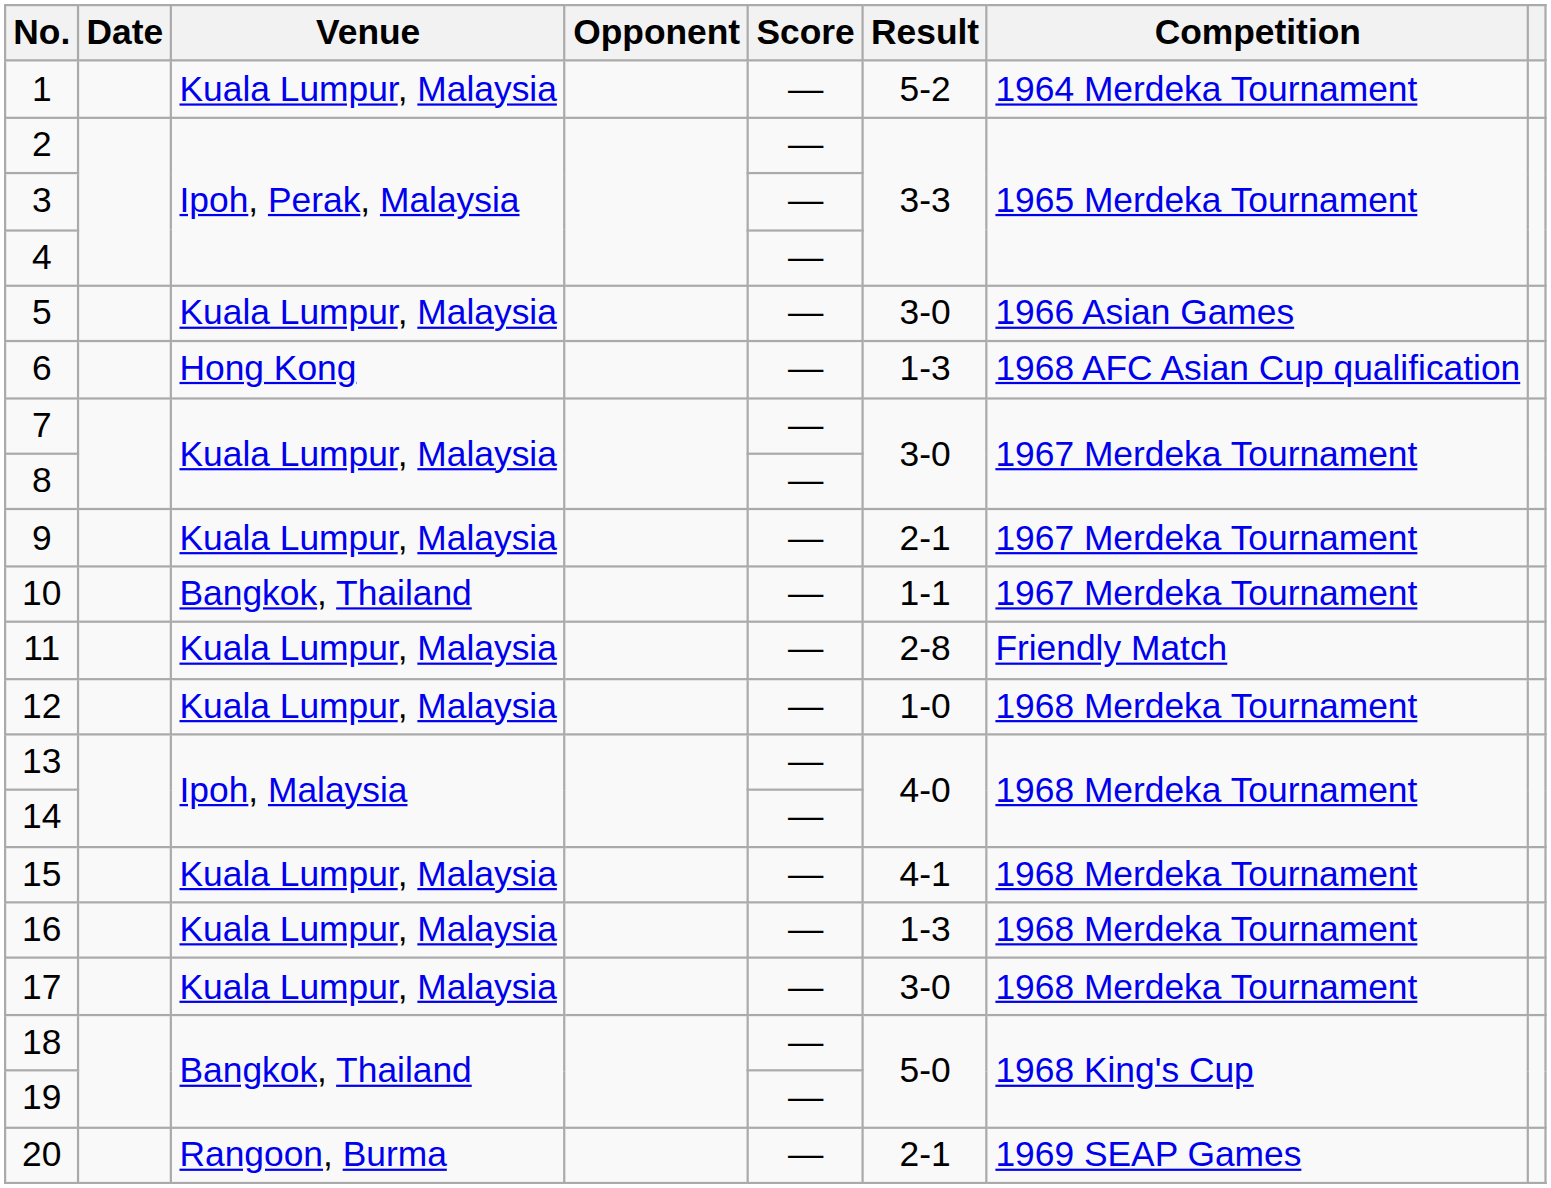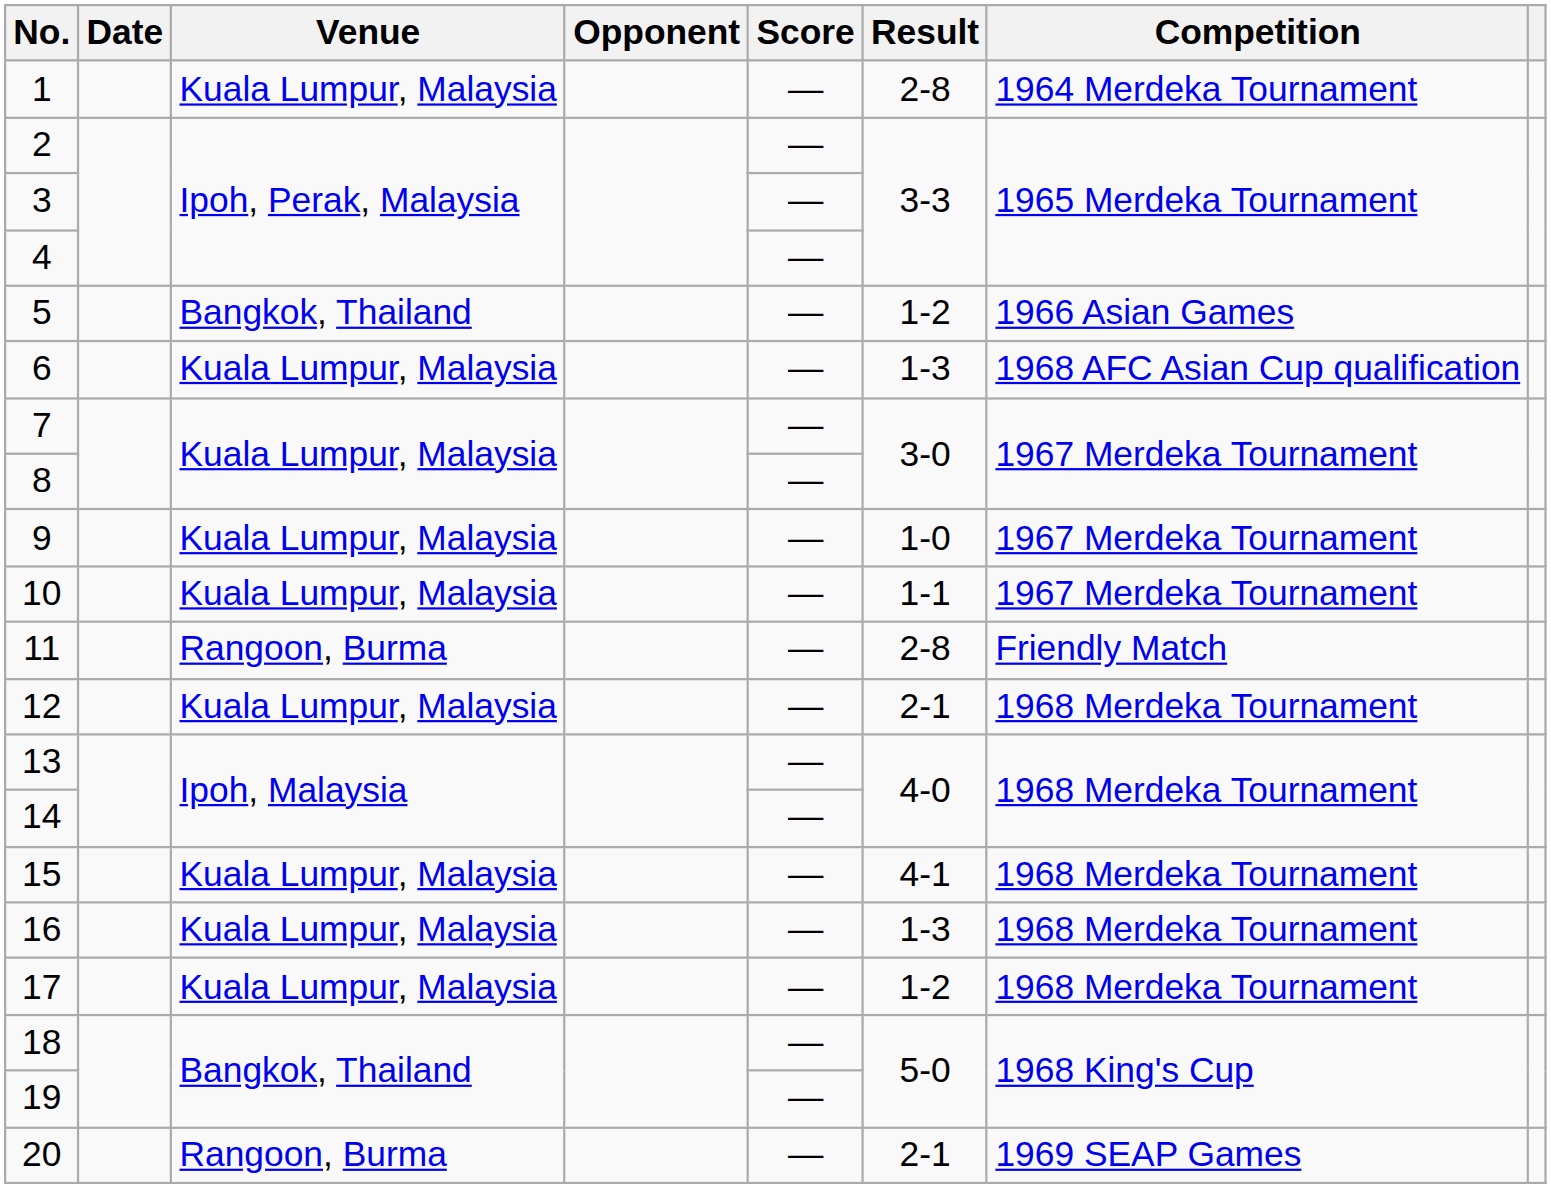(925, 88) 5-2 -> (925, 88) 2-8
(368, 312) Kuala Lumpur, Malaysia -> (326, 312) Bangkok, Thailand
(925, 312) 3-0 -> (925, 312) 1-2
(268, 369) Hong Kong -> (368, 369) Kuala Lumpur, Malaysia
(925, 537) 2-1 -> (925, 537) 1-0
(326, 593) Bangkok, Thailand -> (368, 593) Kuala Lumpur, Malaysia
(368, 649) Kuala Lumpur, Malaysia -> (313, 649) Rangoon, Burma
(925, 705) 1-0 -> (925, 705) 2-1
(925, 985) 3-0 -> (925, 985) 1-2
